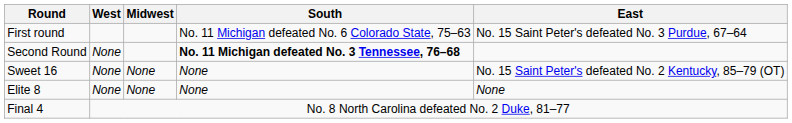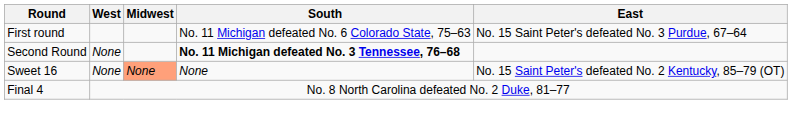(141, 71) no background -> (141, 71) lightsalmon background
- row: (24, 90)
